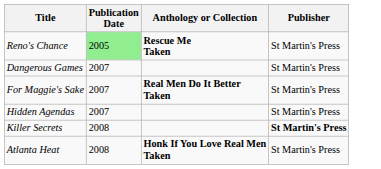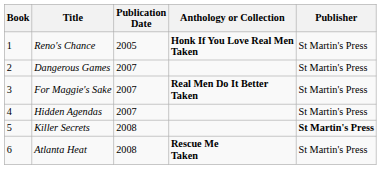+ column: (18, 18)
(99, 46) lightgreen background -> (126, 46) no background
(167, 46) Rescue Me Taken -> (232, 46) Honk If You Love Real Men Taken
(205, 150) Honk If You Love Real Men Taken -> (195, 150) Rescue Me Taken
